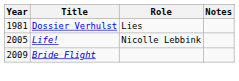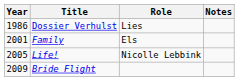(17, 26) 1981 -> (17, 26) 1986
+ row: (48, 40)
